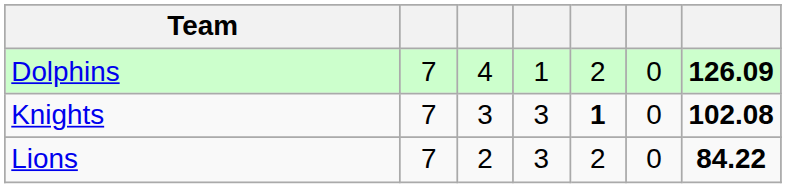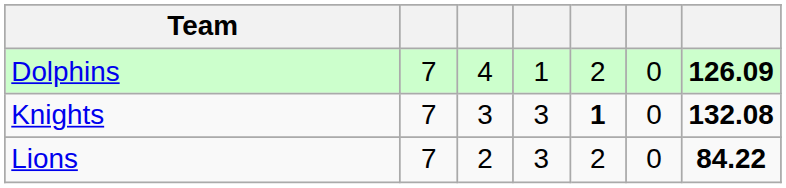(731, 114) 102.08 -> (731, 114) 132.08
